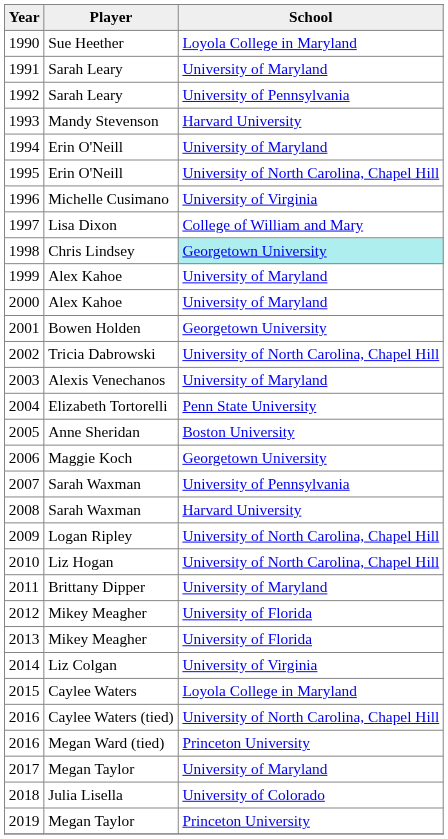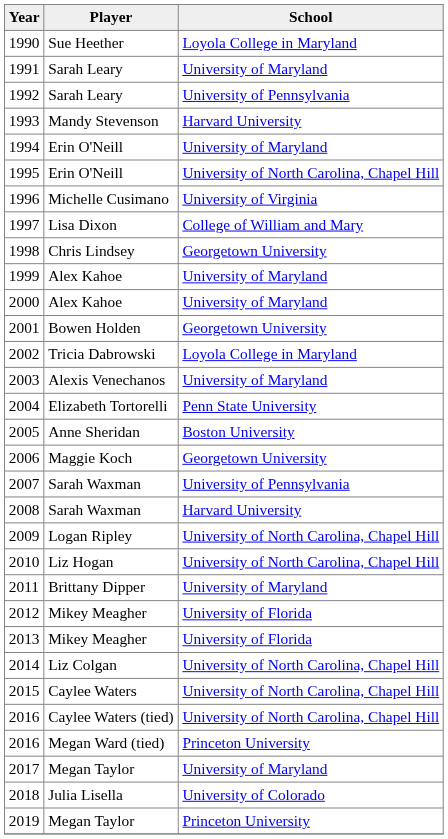(255, 250) paleturquoise background -> (255, 250) no background
(311, 354) University of North Carolina, Chapel Hill -> (270, 354) Loyola College in Maryland
(250, 665) University of Virginia -> (311, 665) University of North Carolina, Chapel Hill
(270, 691) Loyola College in Maryland -> (311, 691) University of North Carolina, Chapel Hill
